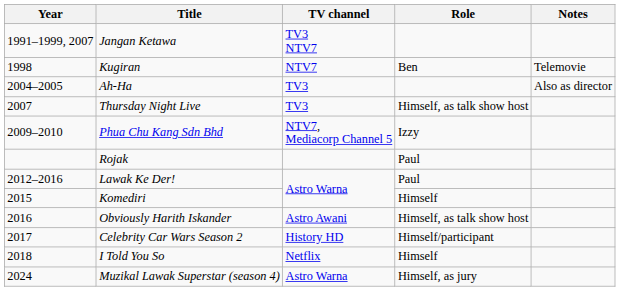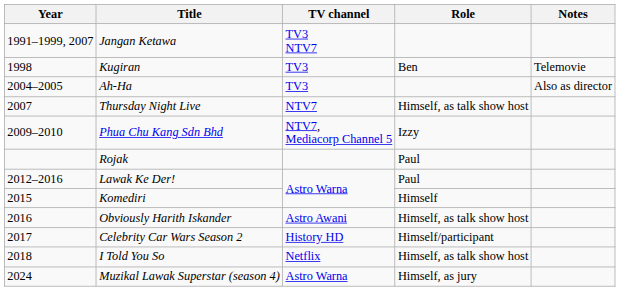(301, 67) NTV7 -> (297, 67) TV3
(297, 106) TV3 -> (301, 106) NTV7
(418, 256) Himself -> (463, 256) Himself, as talk show host
